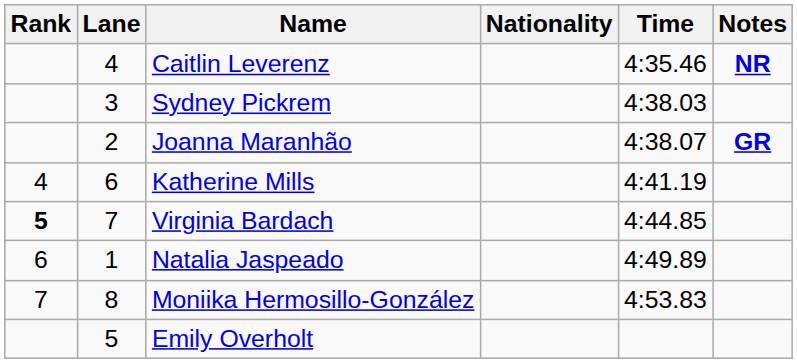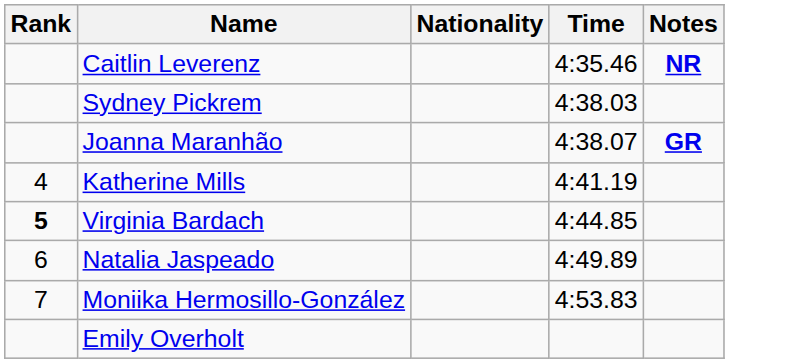- column: (112, 24)
